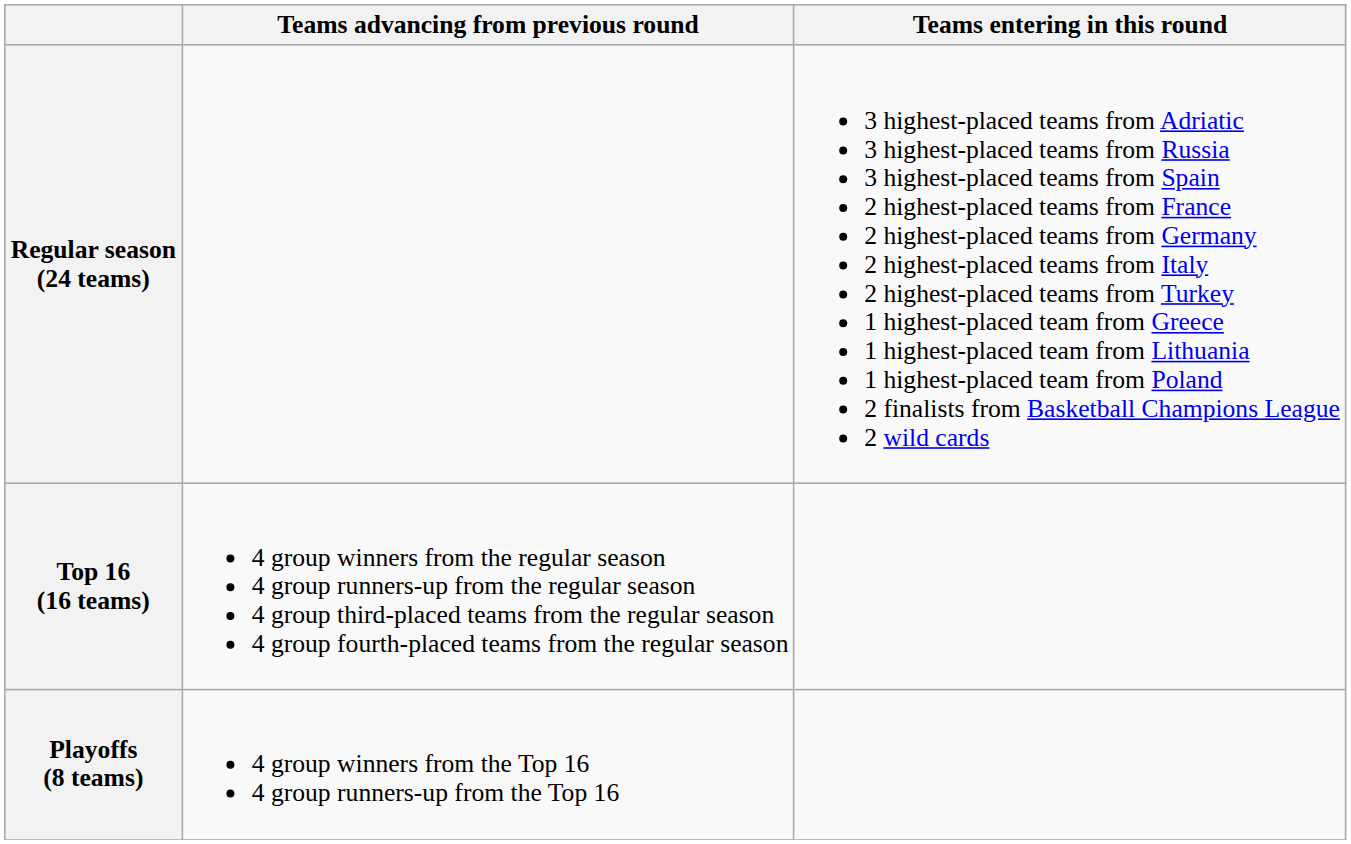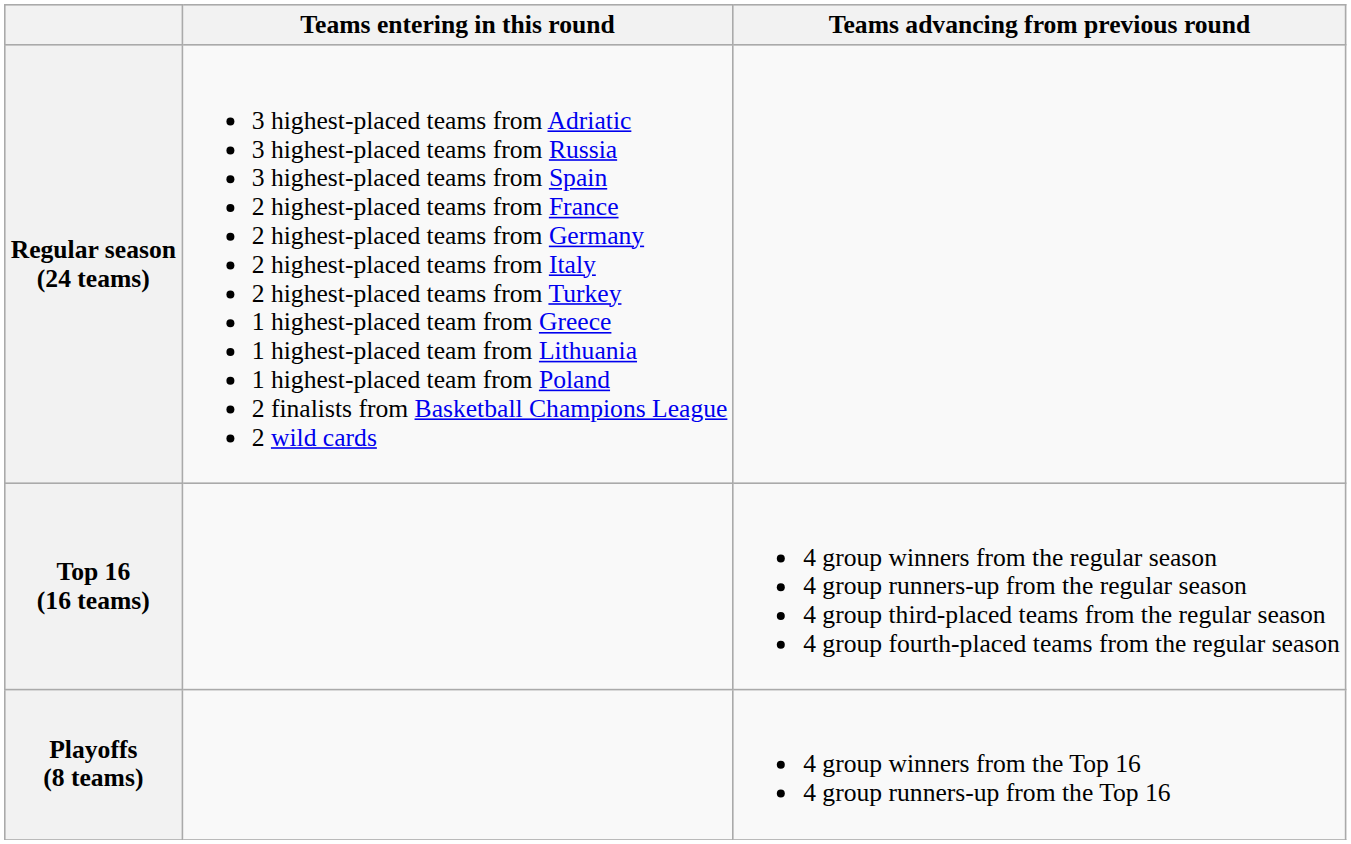columns swapped: (1070, 24) <-> (488, 24)
